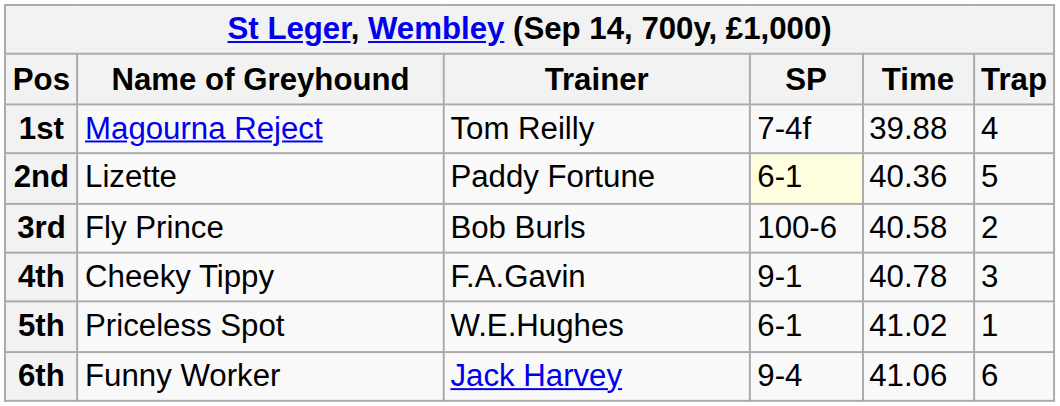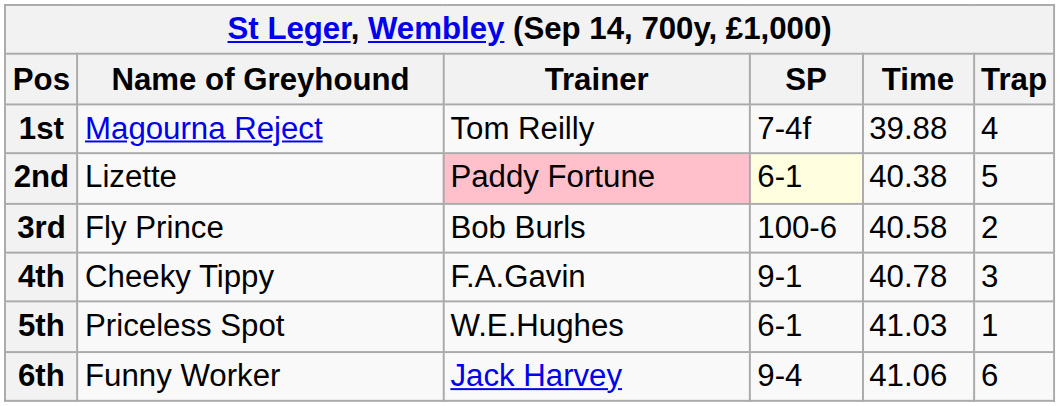(553, 177) no background -> (553, 177) pink background
(908, 177) 40.36 -> (908, 177) 40.38
(908, 326) 41.02 -> (908, 326) 41.03
